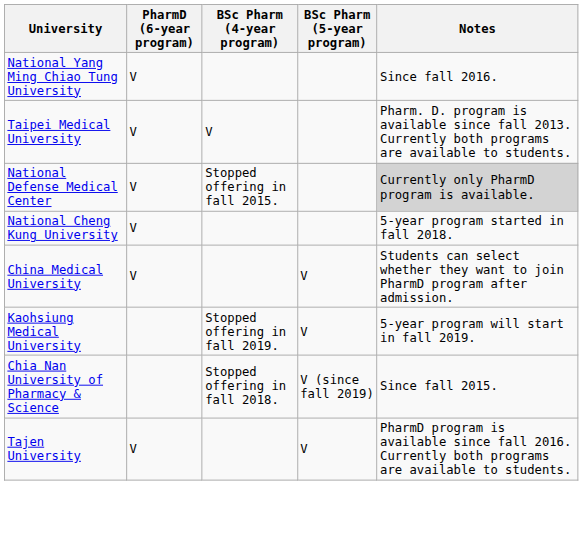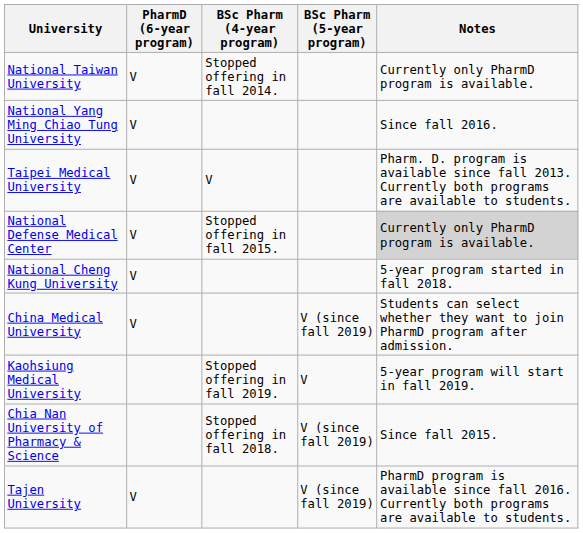+ row: (63, 77)
(304, 276) V -> (337, 324) V (since fall 2019)
(304, 449) V -> (337, 497) V (since fall 2019)
